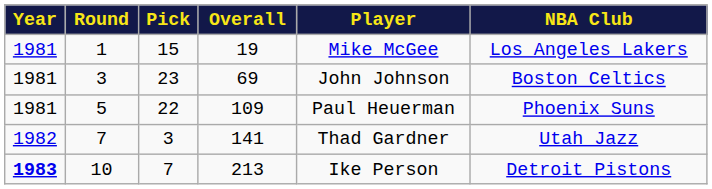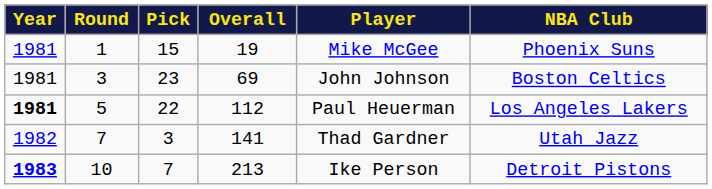(589, 50) Los Angeles Lakers -> (589, 50) Phoenix Suns
(35, 109) normal -> (35, 109) bold
(248, 109) 109 -> (248, 109) 112
(589, 109) Phoenix Suns -> (589, 109) Los Angeles Lakers
